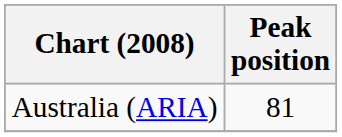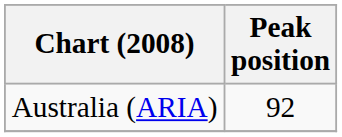(281, 107) 81 -> (281, 107) 92
